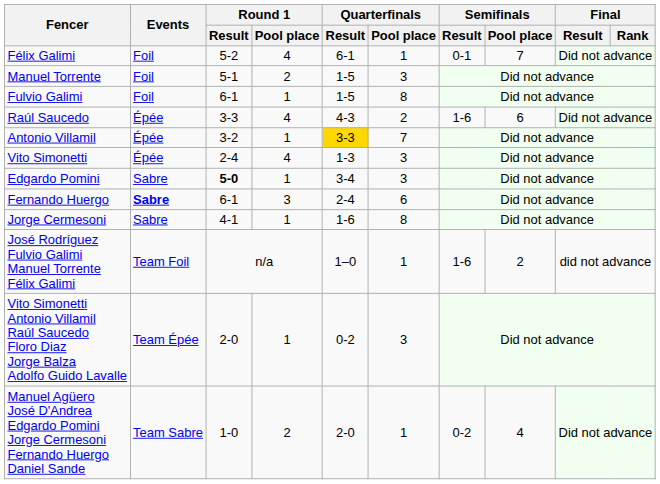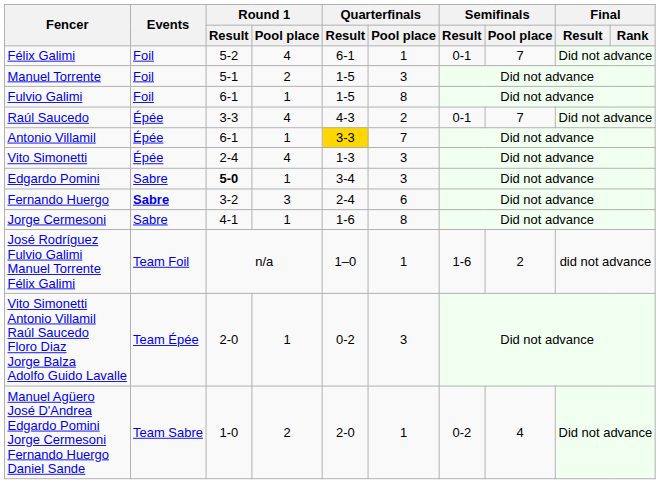(462, 117) 1-6 -> (462, 117) 0-1
(520, 117) 6 -> (520, 117) 7
(229, 138) 3-2 -> (229, 138) 6-1
(229, 199) 6-1 -> (229, 199) 3-2
